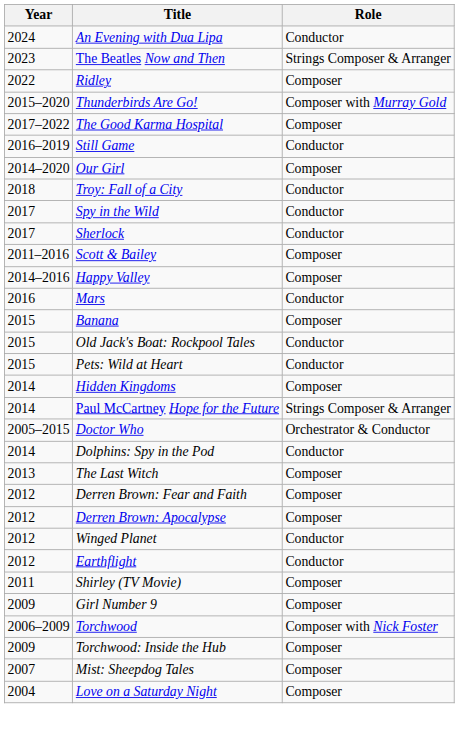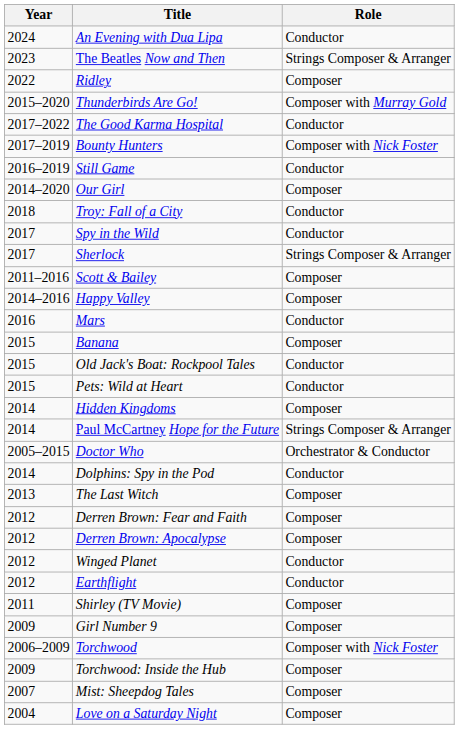(314, 124) Composer -> (314, 124) Conductor
+ row: (119, 146)
(314, 233) Conductor -> (368, 255) Strings Composer & Arranger
